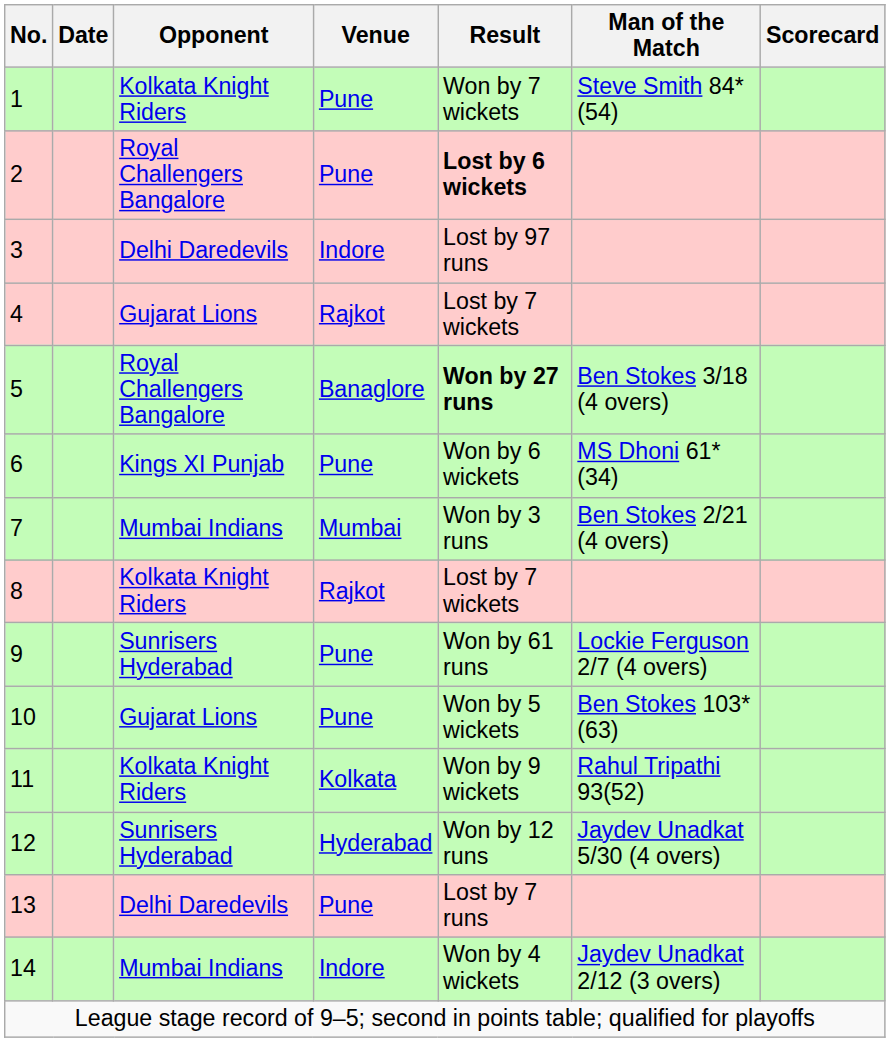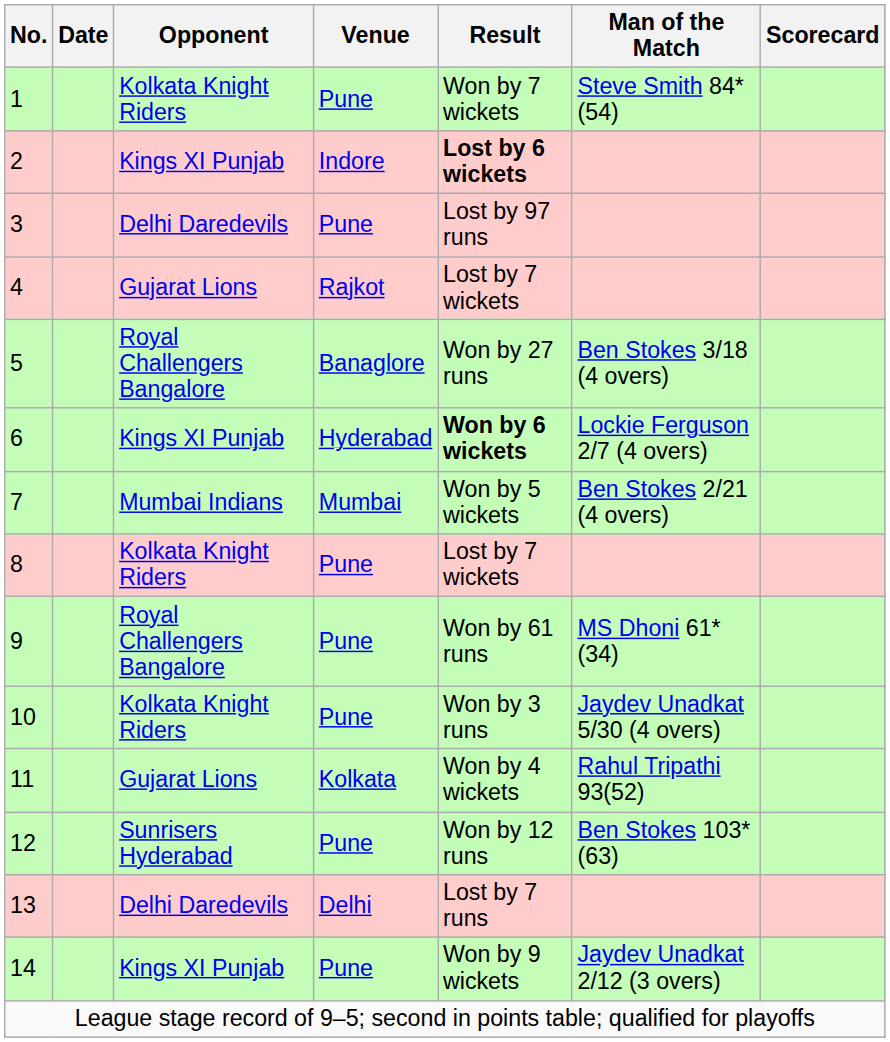(181, 174) Royal Challengers Bangalore -> (202, 161) Kings XI Punjab
(346, 174) Pune -> (352, 161) Indore
(352, 250) Indore -> (346, 224) Pune
(501, 389) bold -> (498, 363) normal
(346, 465) Pune -> (376, 439) Hyderabad
(492, 465) normal -> (494, 439) bold
(649, 465) MS Dhoni 61*(34) -> (663, 439) Lockie Ferguson 2/7 (4 overs)
(492, 528) Won by 3 runs -> (492, 502) Won by 5 wickets
(352, 591) Rajkot -> (346, 565) Pune
(176, 654) Sunrisers Hyderabad -> (181, 641) Royal Challengers Bangalore
(663, 654) Lockie Ferguson 2/7 (4 overs) -> (649, 641) MS Dhoni 61*(34)
(188, 717) Gujarat Lions -> (194, 717) Kolkata Knight Riders
(492, 717) Won by 5 wickets -> (492, 717) Won by 3 runs
(664, 717) Ben Stokes 103*(63) -> (661, 717) Jaydev Unadkat 5/30 (4 overs)
(194, 779) Kolkata Knight Riders -> (188, 779) Gujarat Lions
(492, 779) Won by 9 wickets -> (492, 779) Won by 4 wickets
(376, 842) Hyderabad -> (346, 842) Pune
(661, 842) Jaydev Unadkat 5/30 (4 overs) -> (664, 842) Ben Stokes 103*(63)
(346, 905) Pune -> (345, 905) Delhi
(201, 968) Mumbai Indians -> (202, 968) Kings XI Punjab
(352, 968) Indore -> (346, 968) Pune
(492, 968) Won by 4 wickets -> (492, 968) Won by 9 wickets
